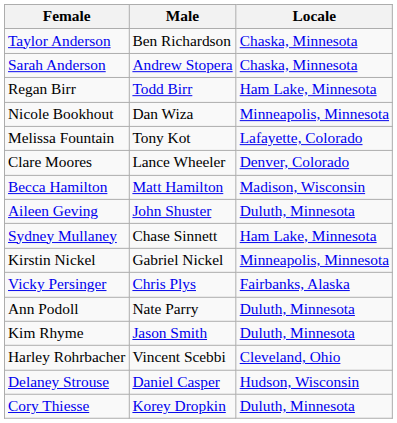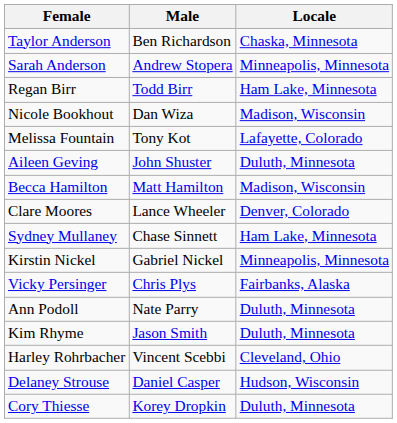(299, 65) Chaska, Minnesota -> (314, 65) Minneapolis, Minnesota
(314, 114) Minneapolis, Minnesota -> (302, 114) Madison, Wisconsin
rows swapped: (53, 211) <-> (50, 162)
